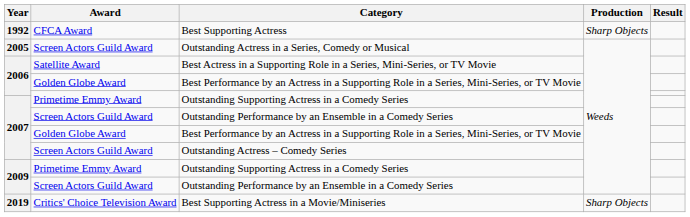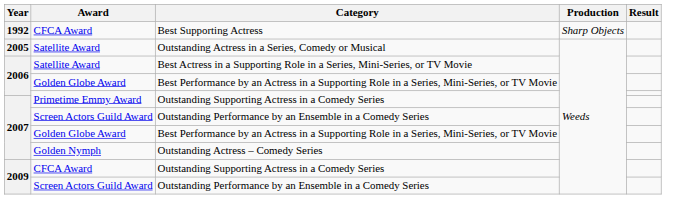(93, 47) Screen Actors Guild Award -> (67, 47) Satellite Award
(93, 151) Screen Actors Guild Award -> (67, 151) Golden Nymph
(88, 168) Primetime Emmy Award -> (63, 168) CFCA Award
- row: (18, 202)
